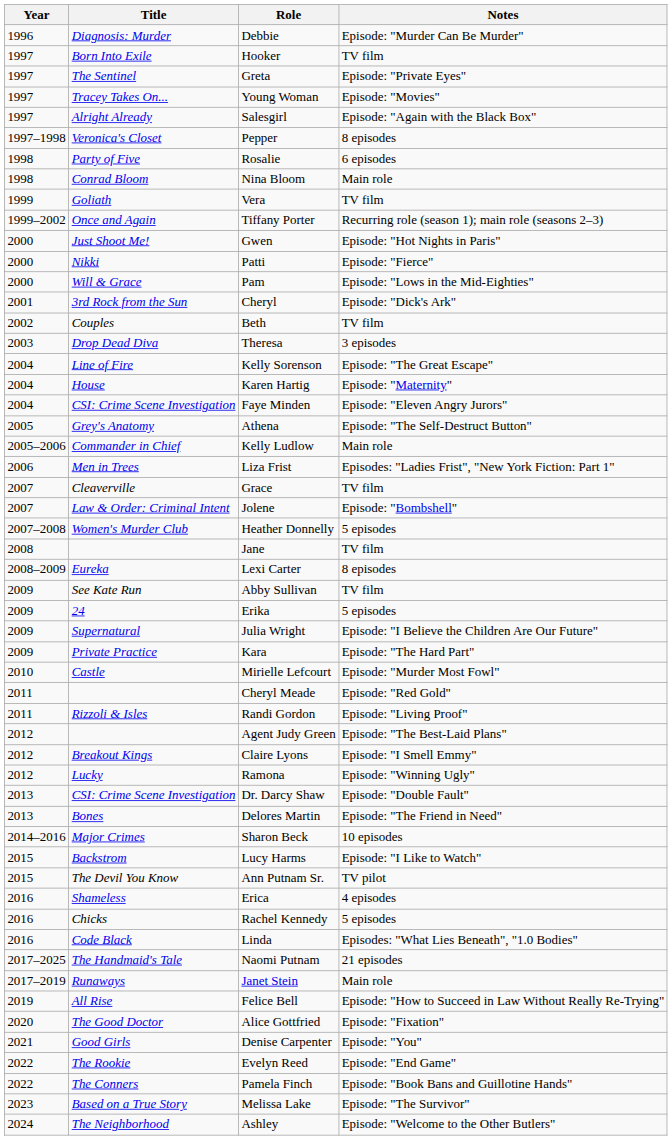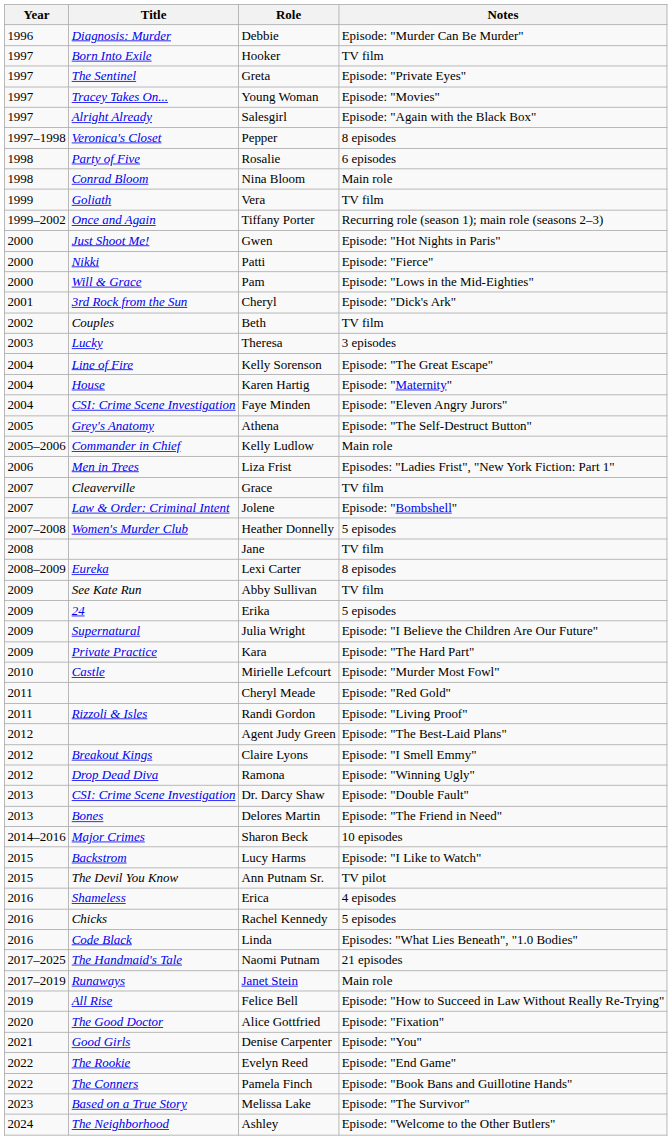(115, 343) Drop Dead Diva -> (87, 343) Lucky
(87, 775) Lucky -> (115, 775) Drop Dead Diva
